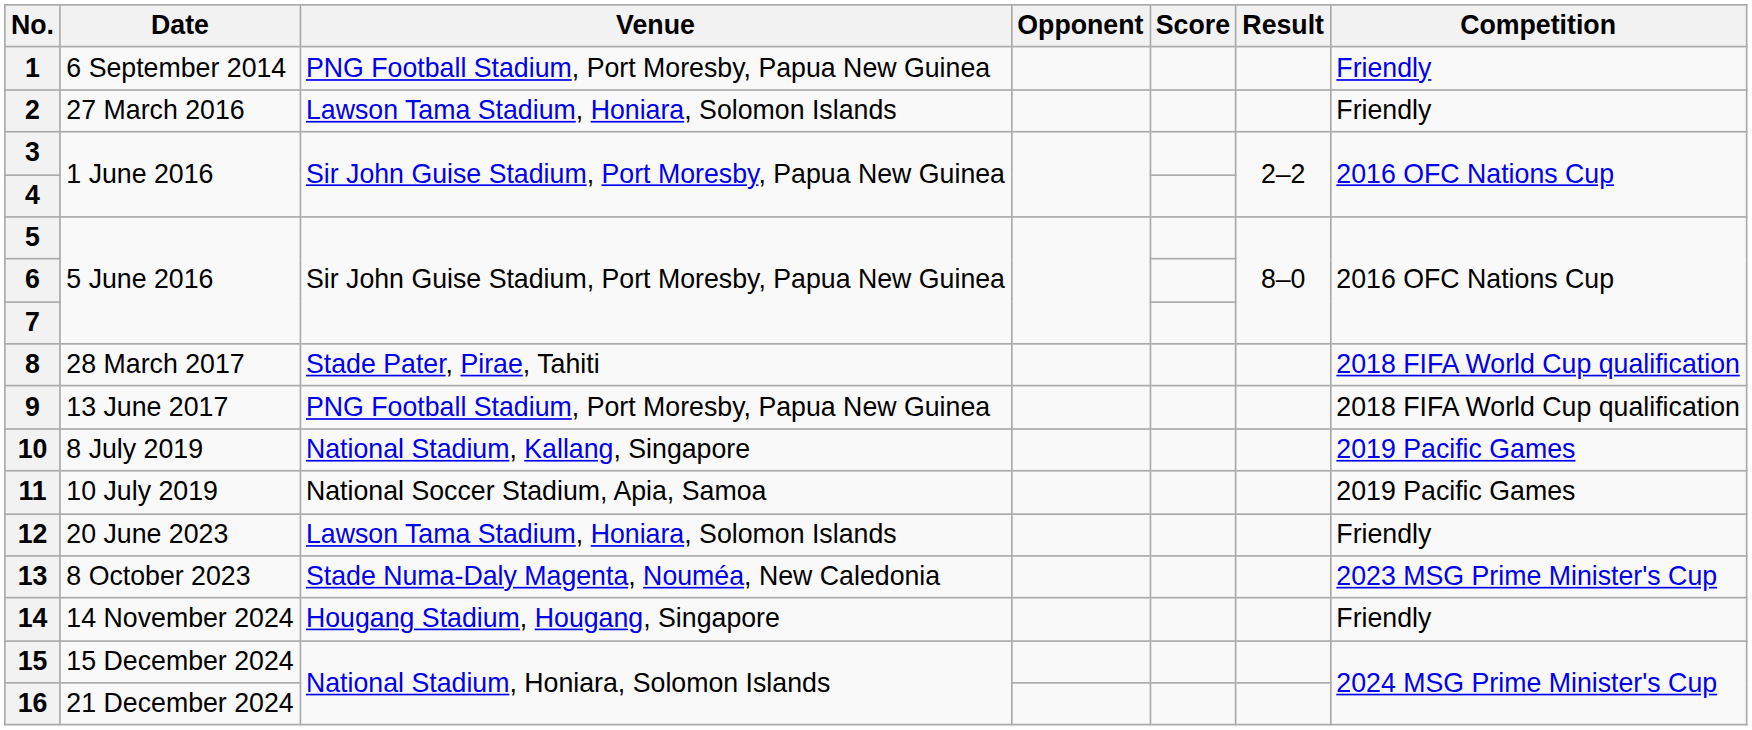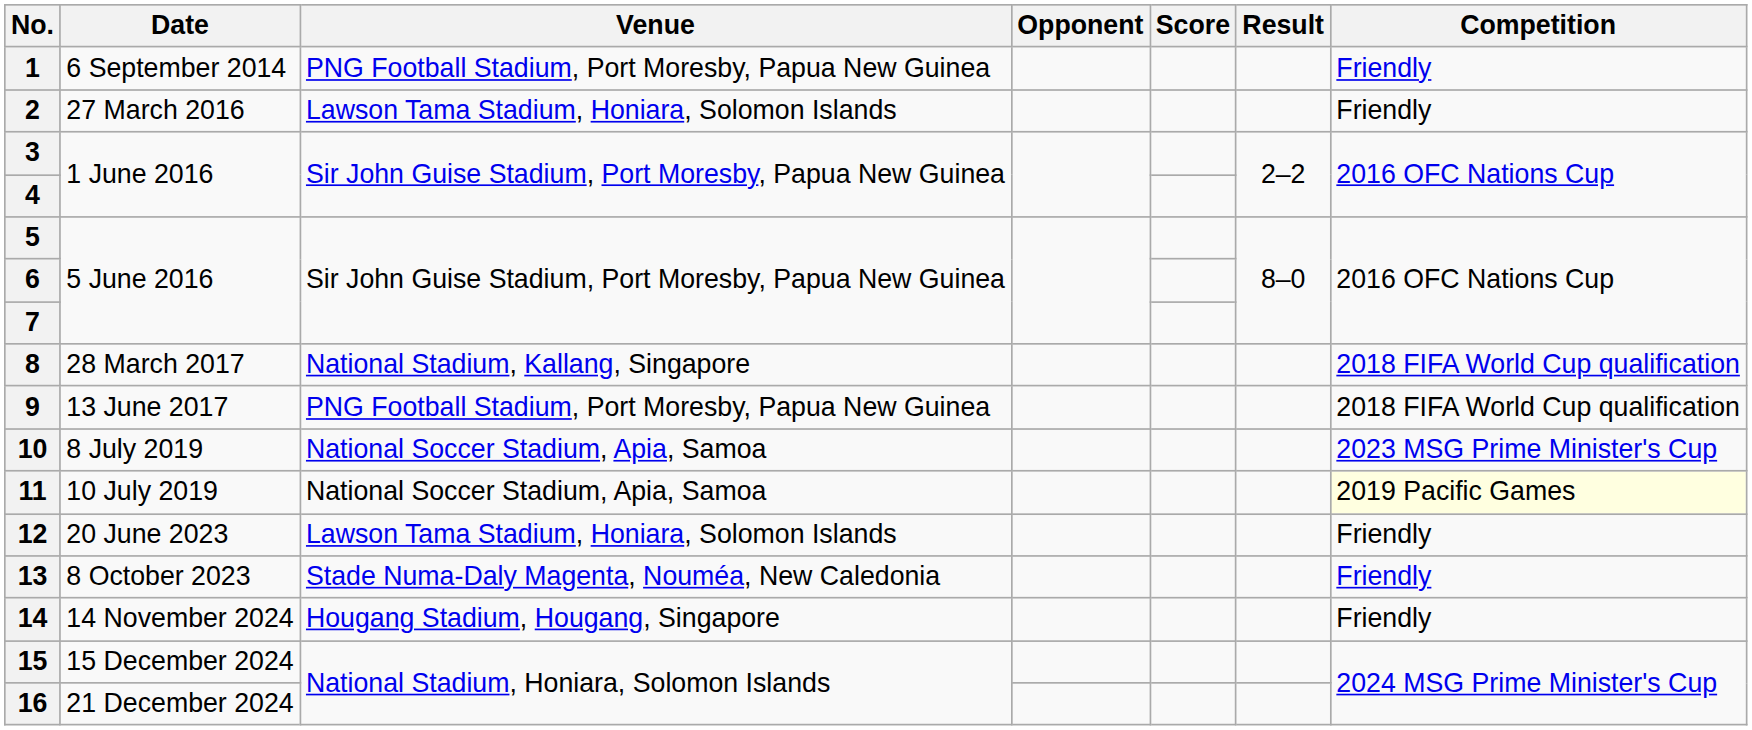(453, 364) Stade Pater, Pirae, Tahiti -> (528, 364) National Stadium, Kallang, Singapore
(528, 449) National Stadium, Kallang, Singapore -> (536, 449) National Soccer Stadium, Apia, Samoa
(1456, 449) 2019 Pacific Games -> (1527, 449) 2023 MSG Prime Minister's Cup
(1456, 491) no background -> (1456, 491) lightyellow background
(1527, 576) 2023 MSG Prime Minister's Cup -> (1384, 576) Friendly
